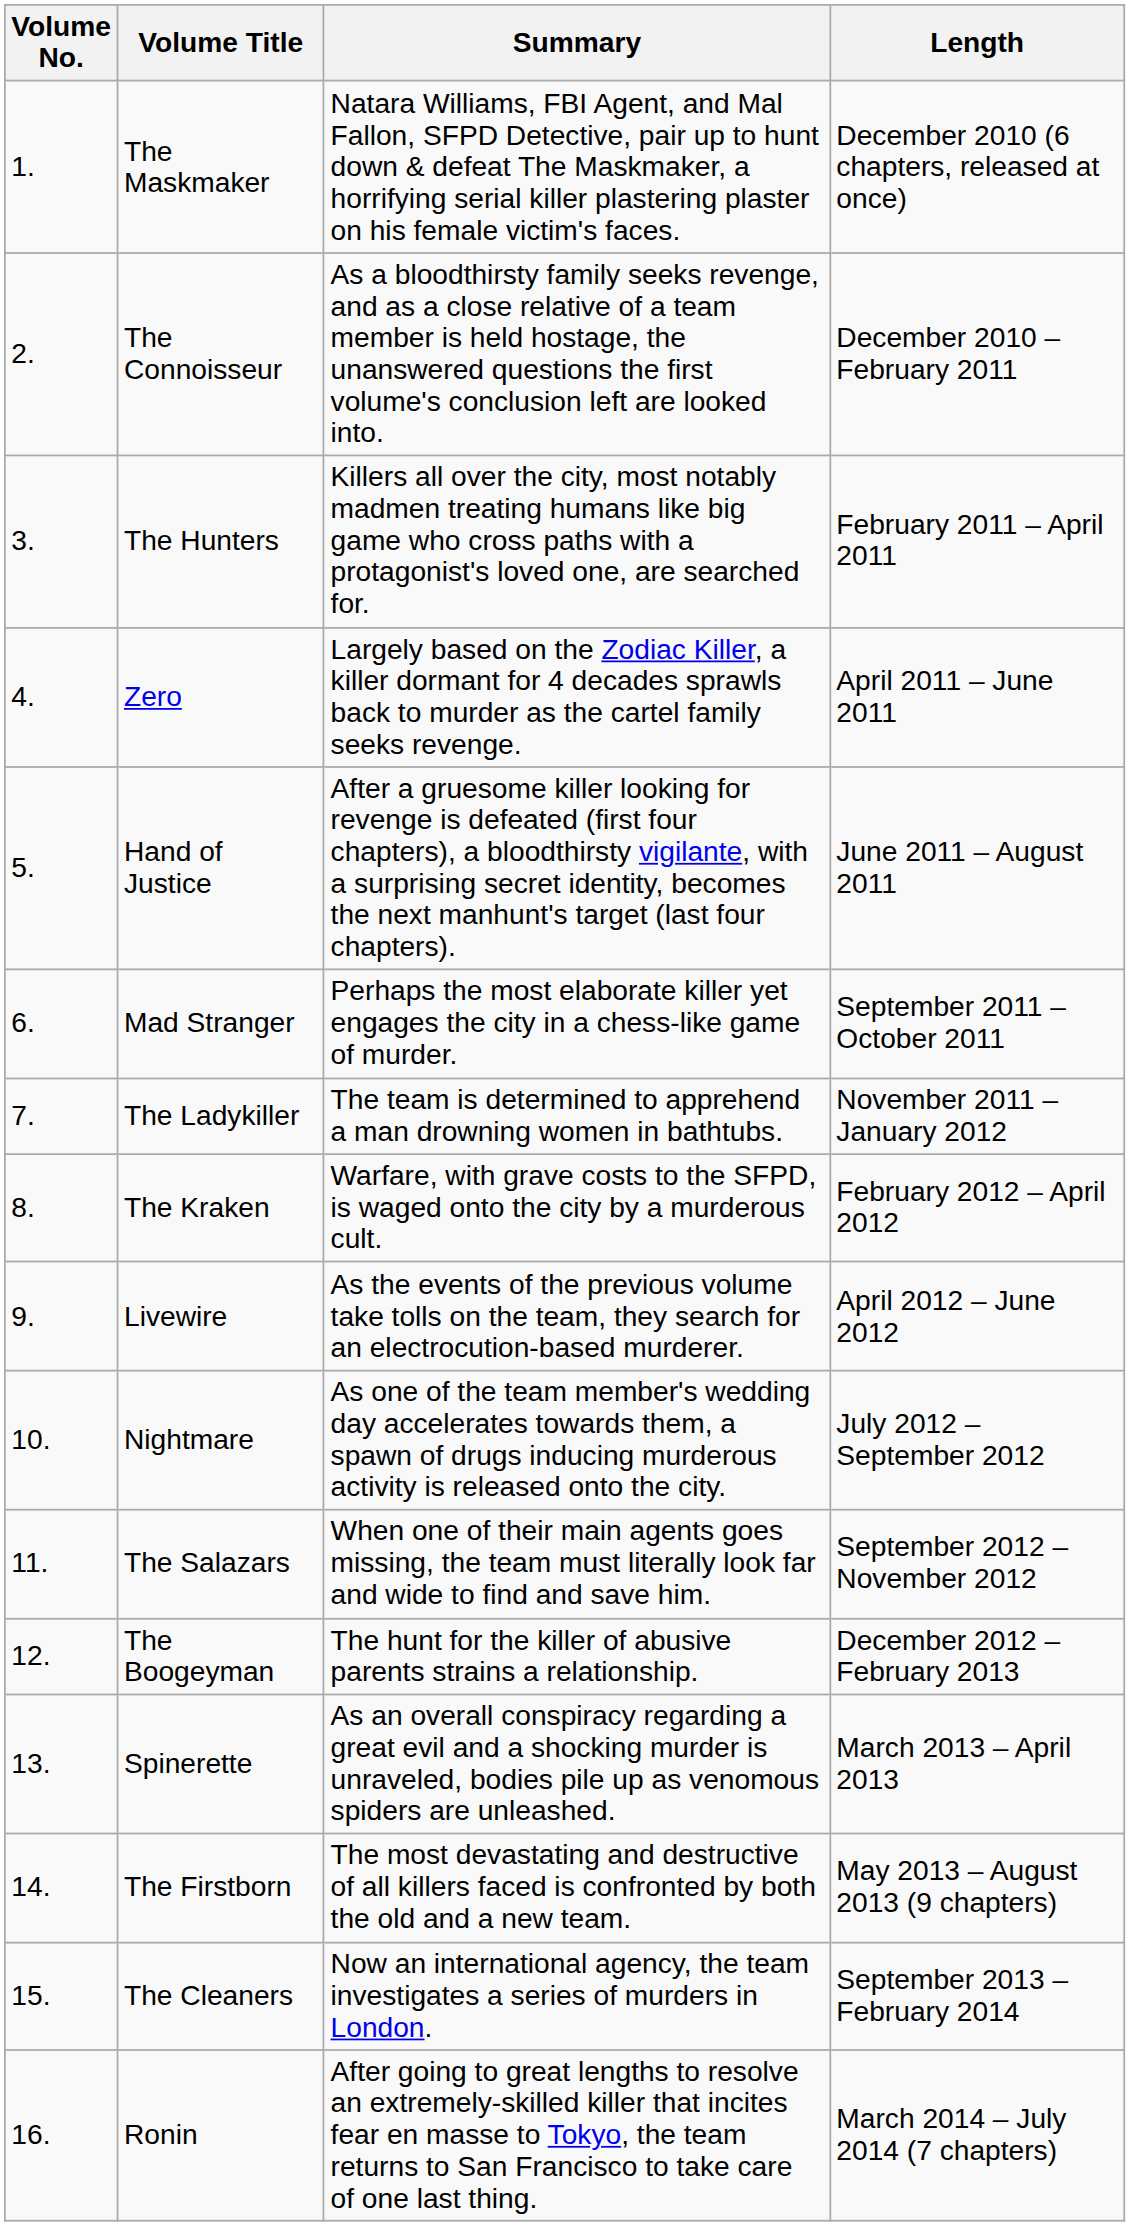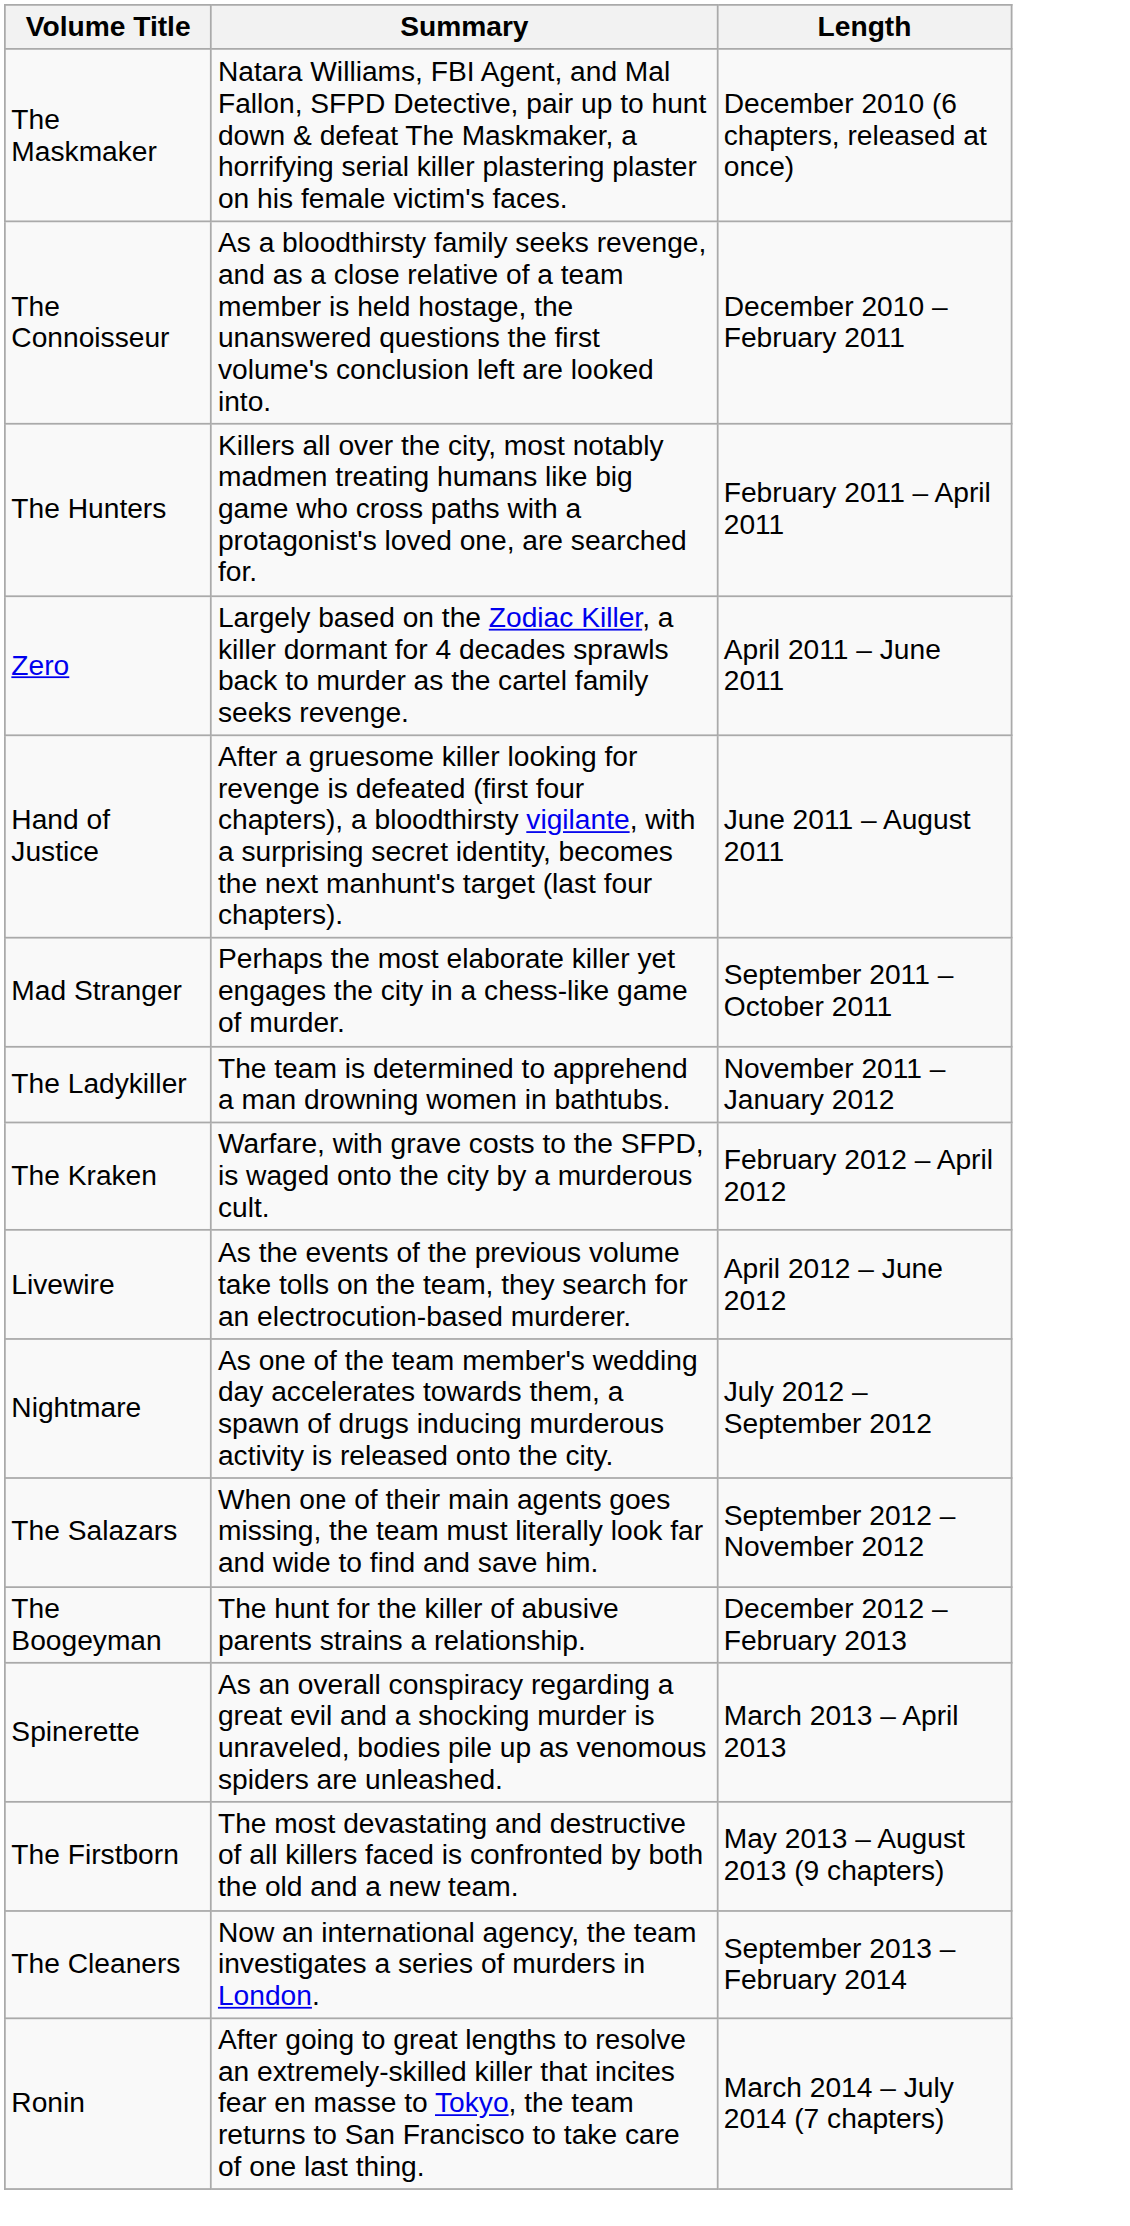- column: (61, 42)
